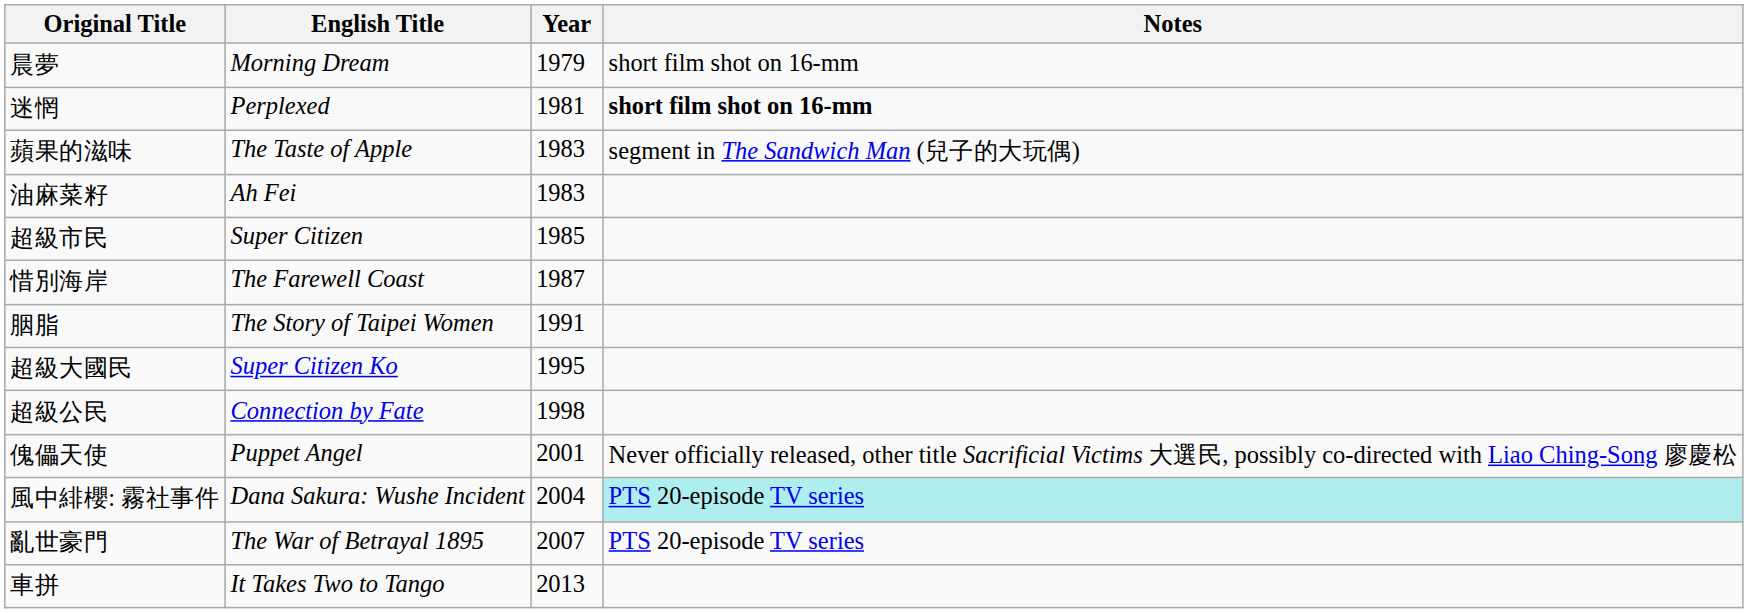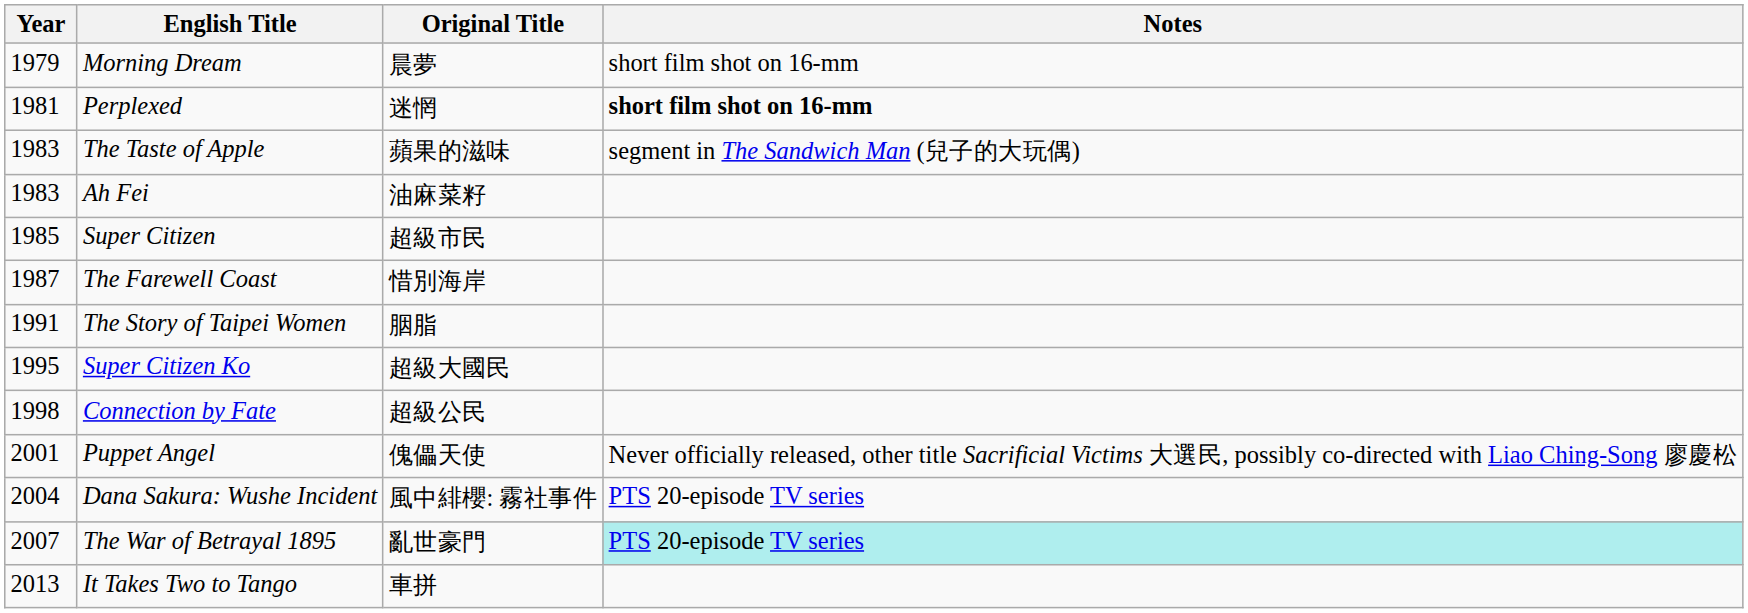columns swapped: (567, 23) <-> (115, 23)
(736, 496) paleturquoise background -> (736, 496) no background
(736, 540) no background -> (736, 540) paleturquoise background
